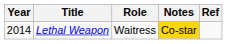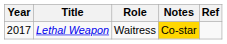(19, 30) 2014 -> (19, 30) 2017
